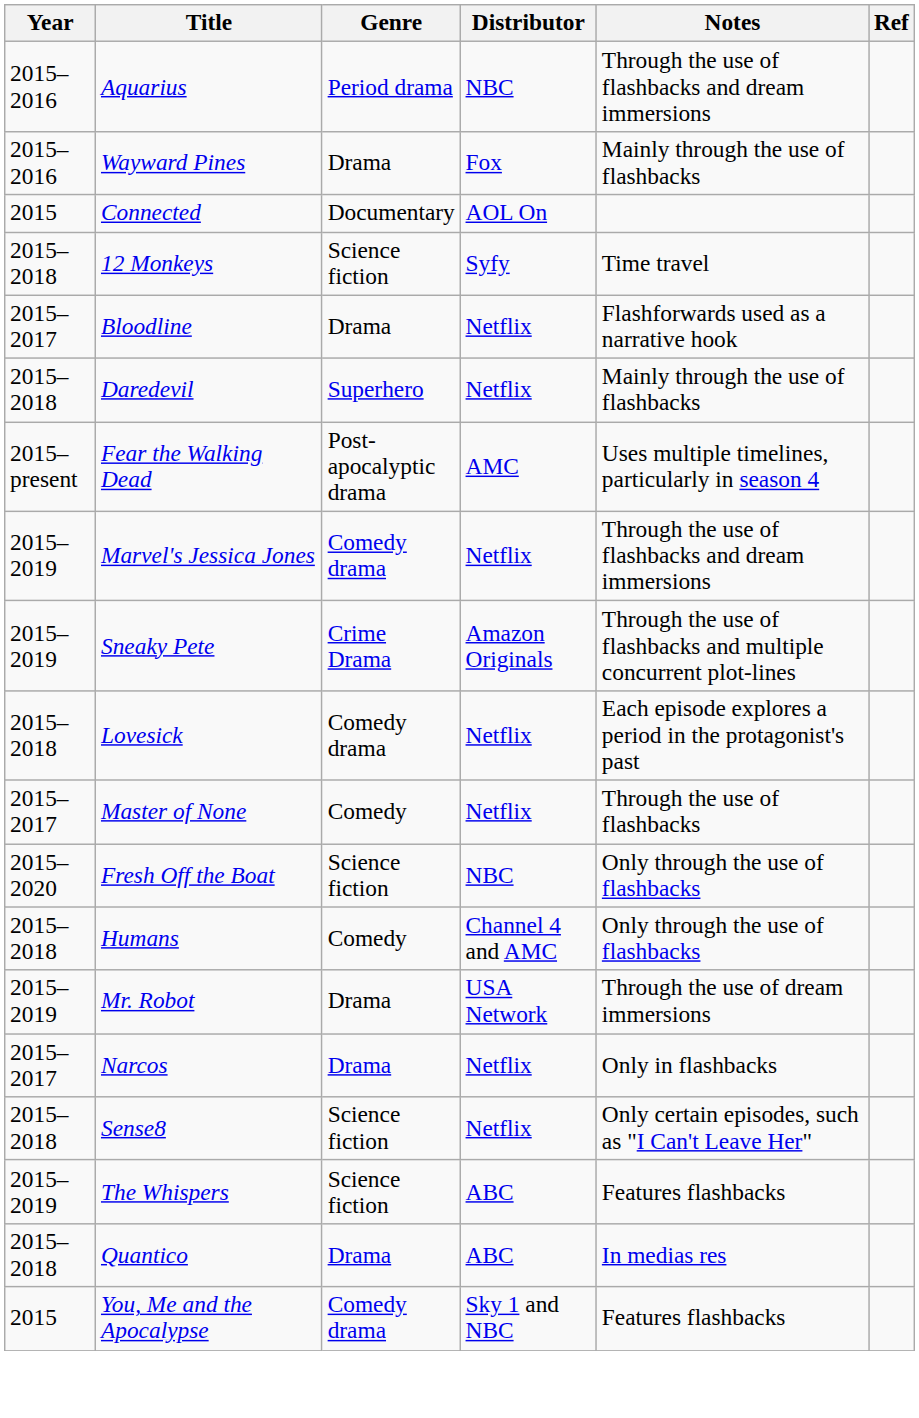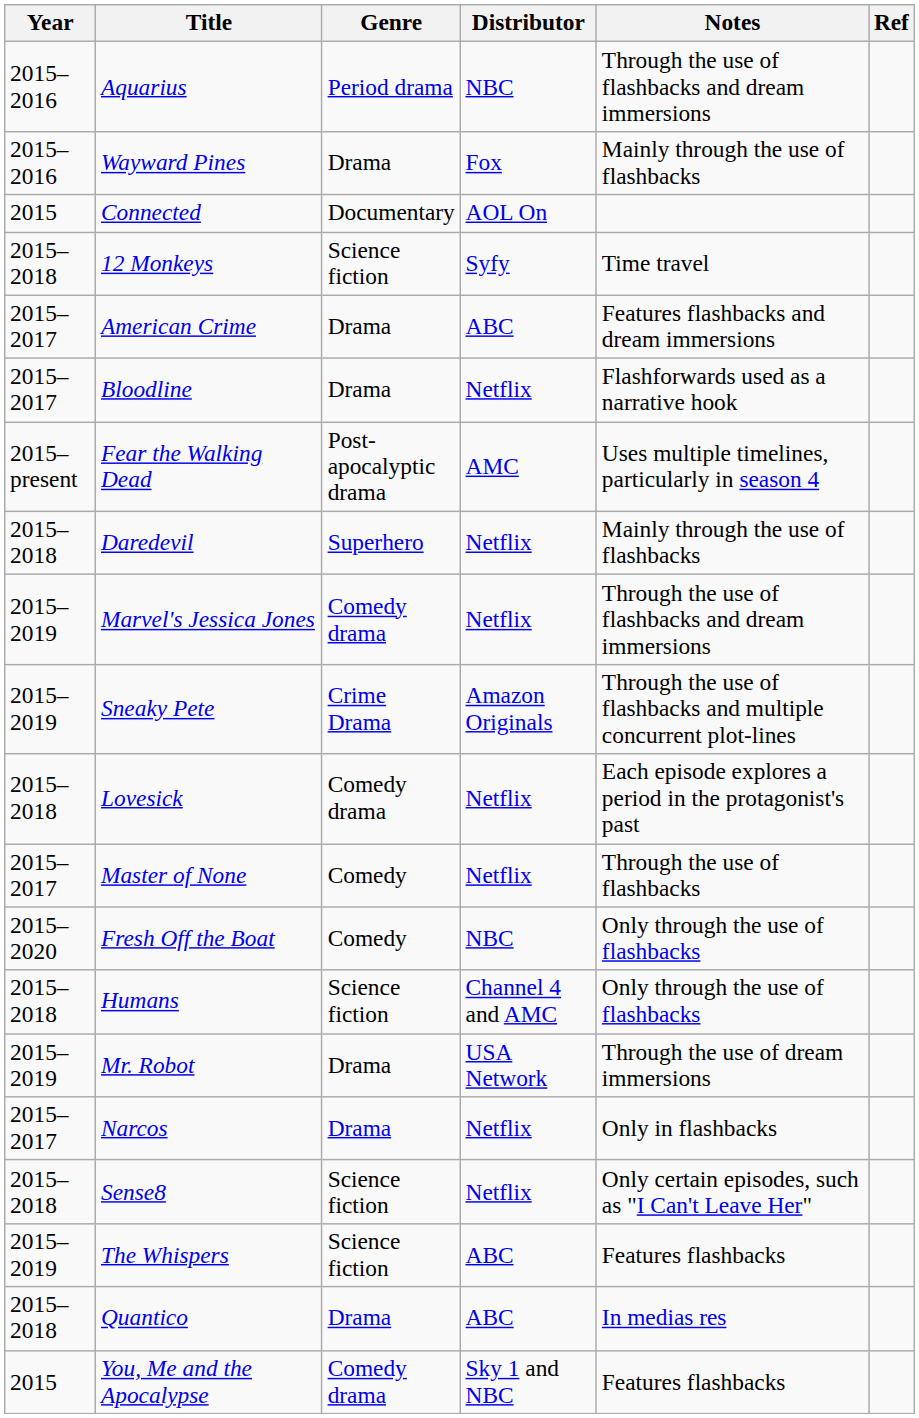+ row: (179, 326)
rows swapped: (147, 389) <-> (182, 466)
(364, 874) Science fiction -> (367, 938) Comedy
(367, 938) Comedy -> (364, 1001) Science fiction
